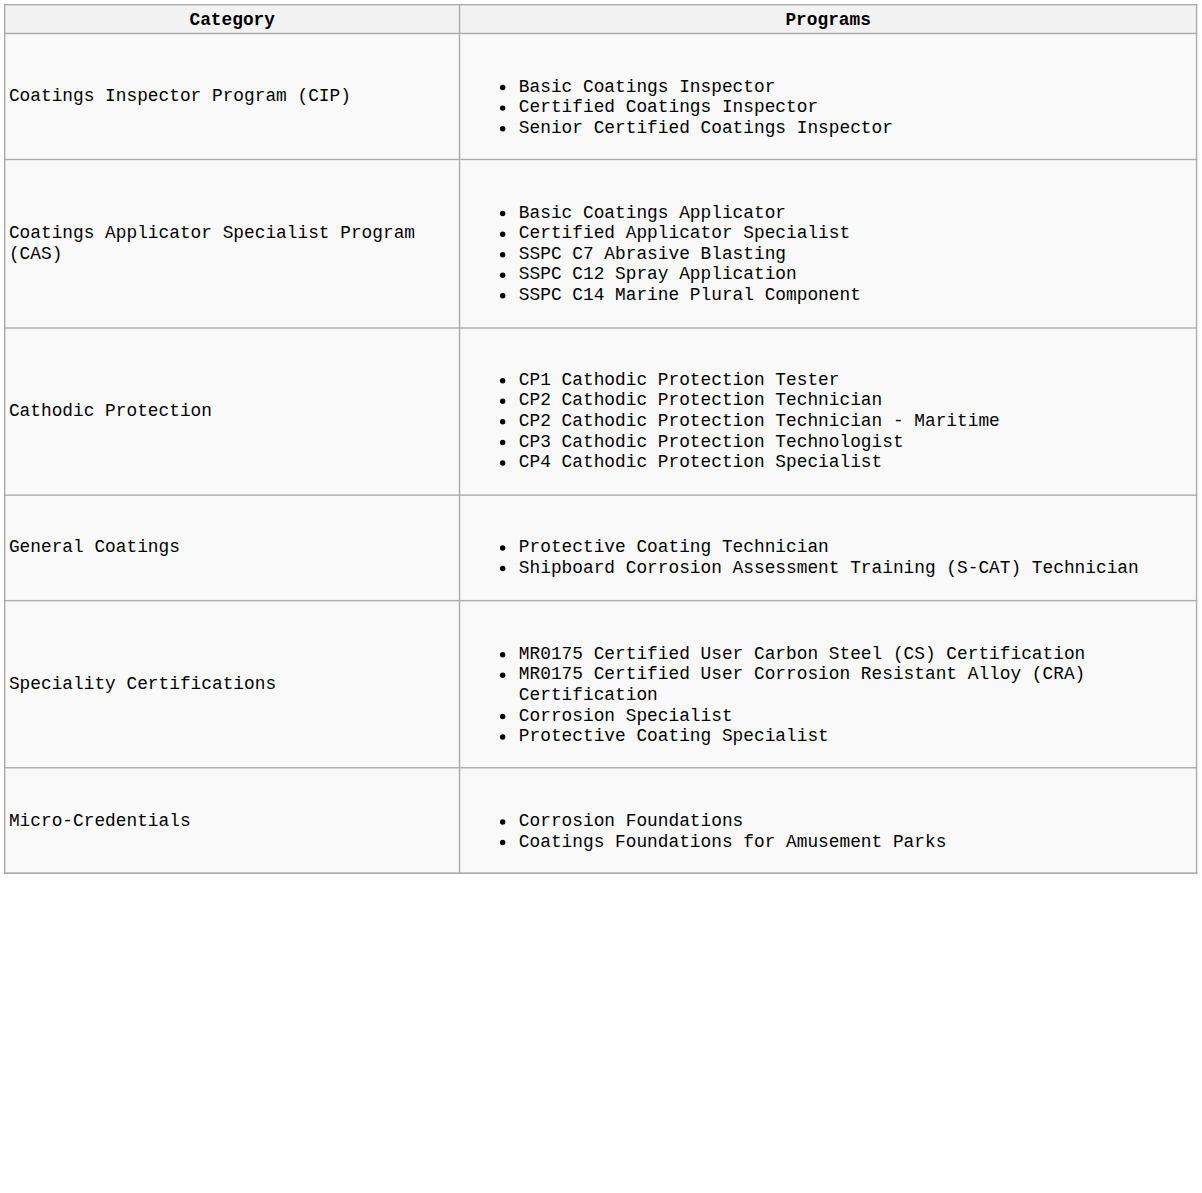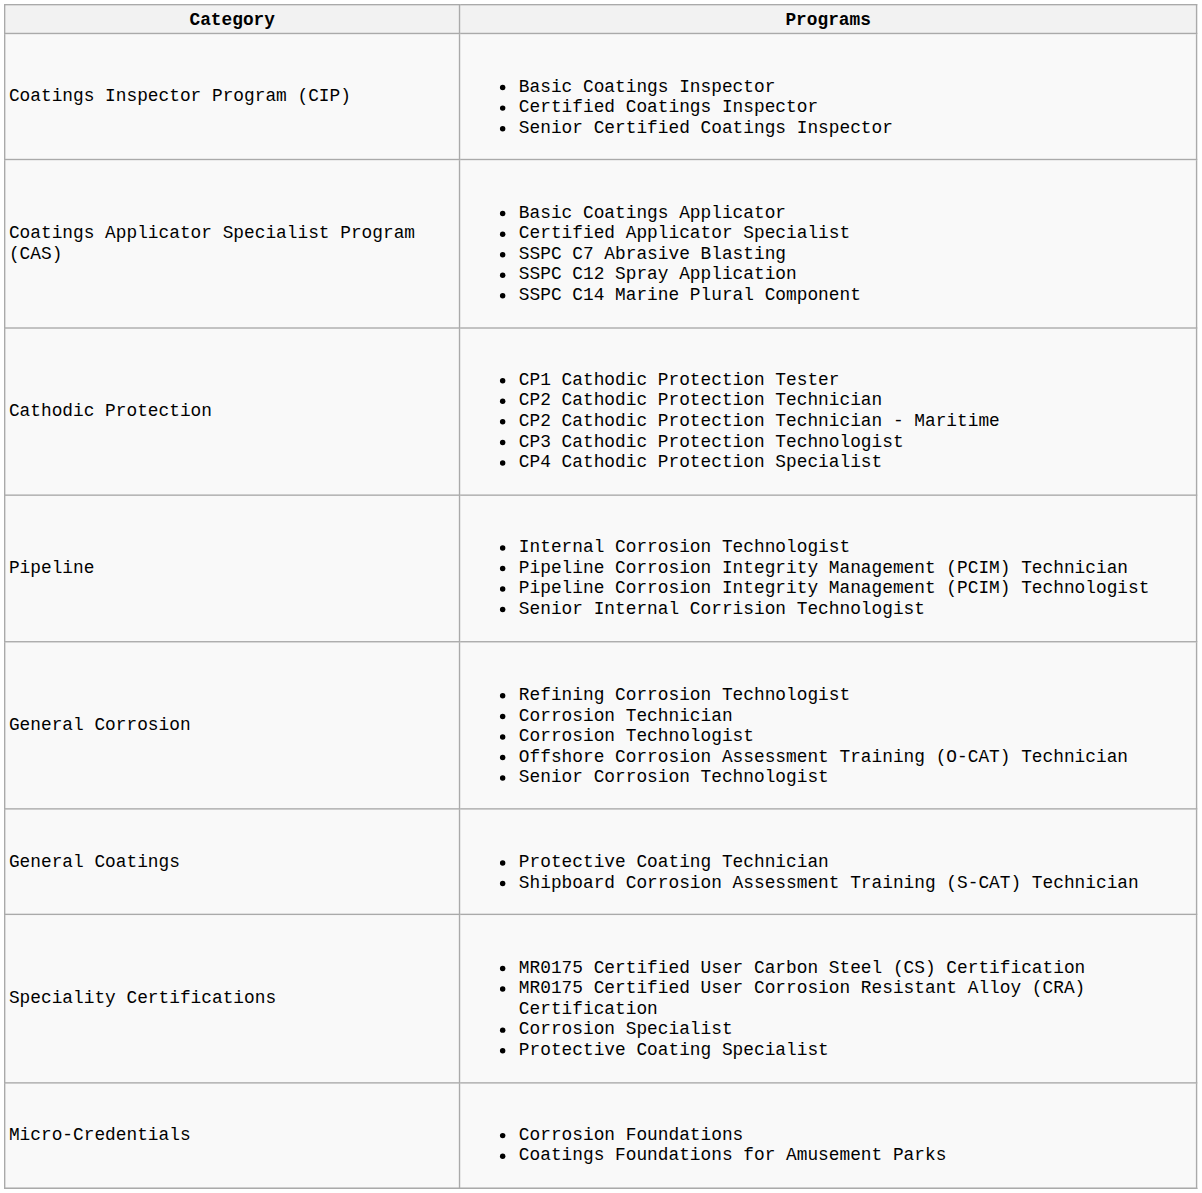+ row: (52, 568)
+ row: (100, 725)
